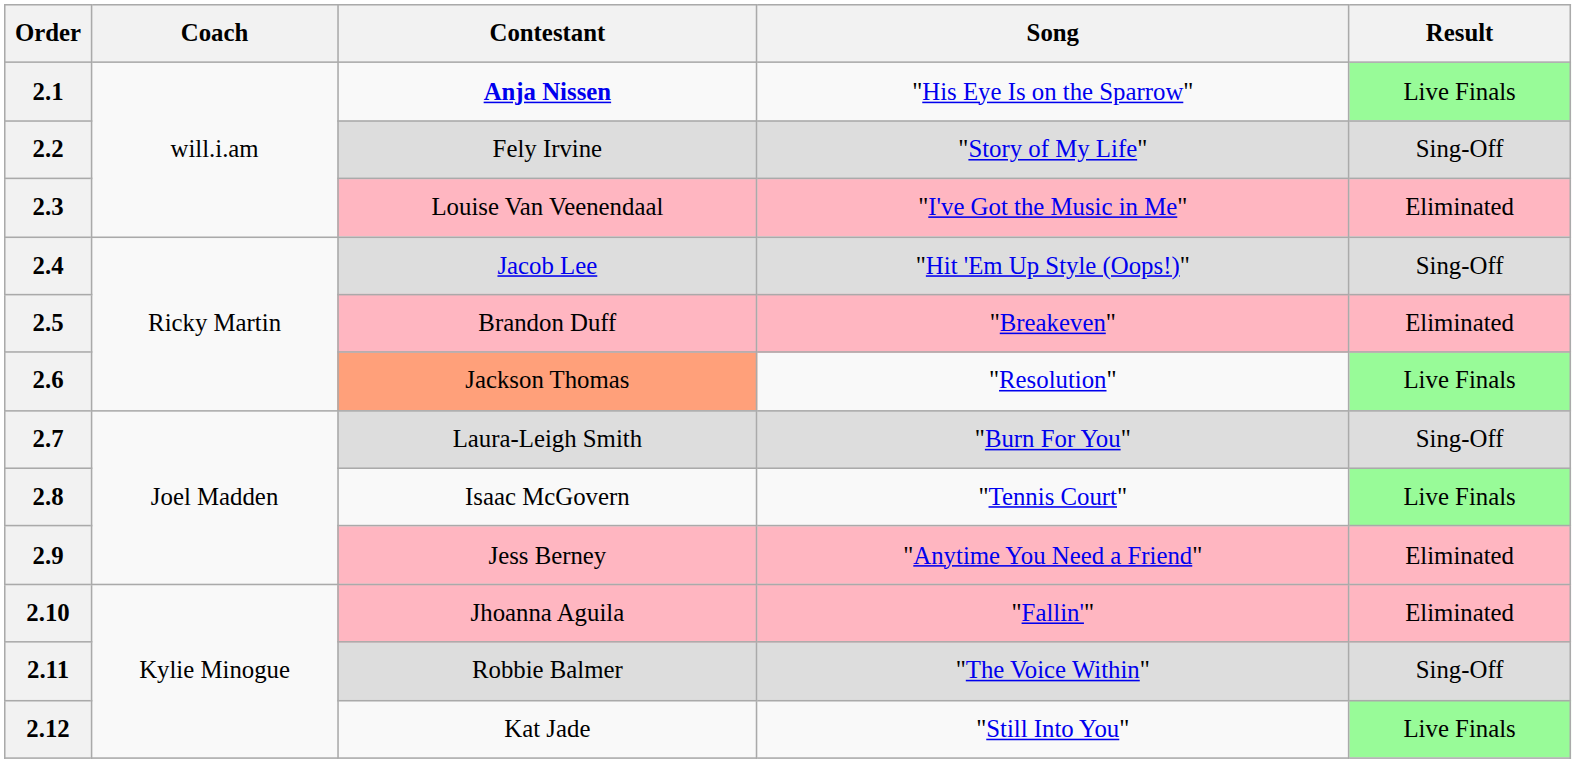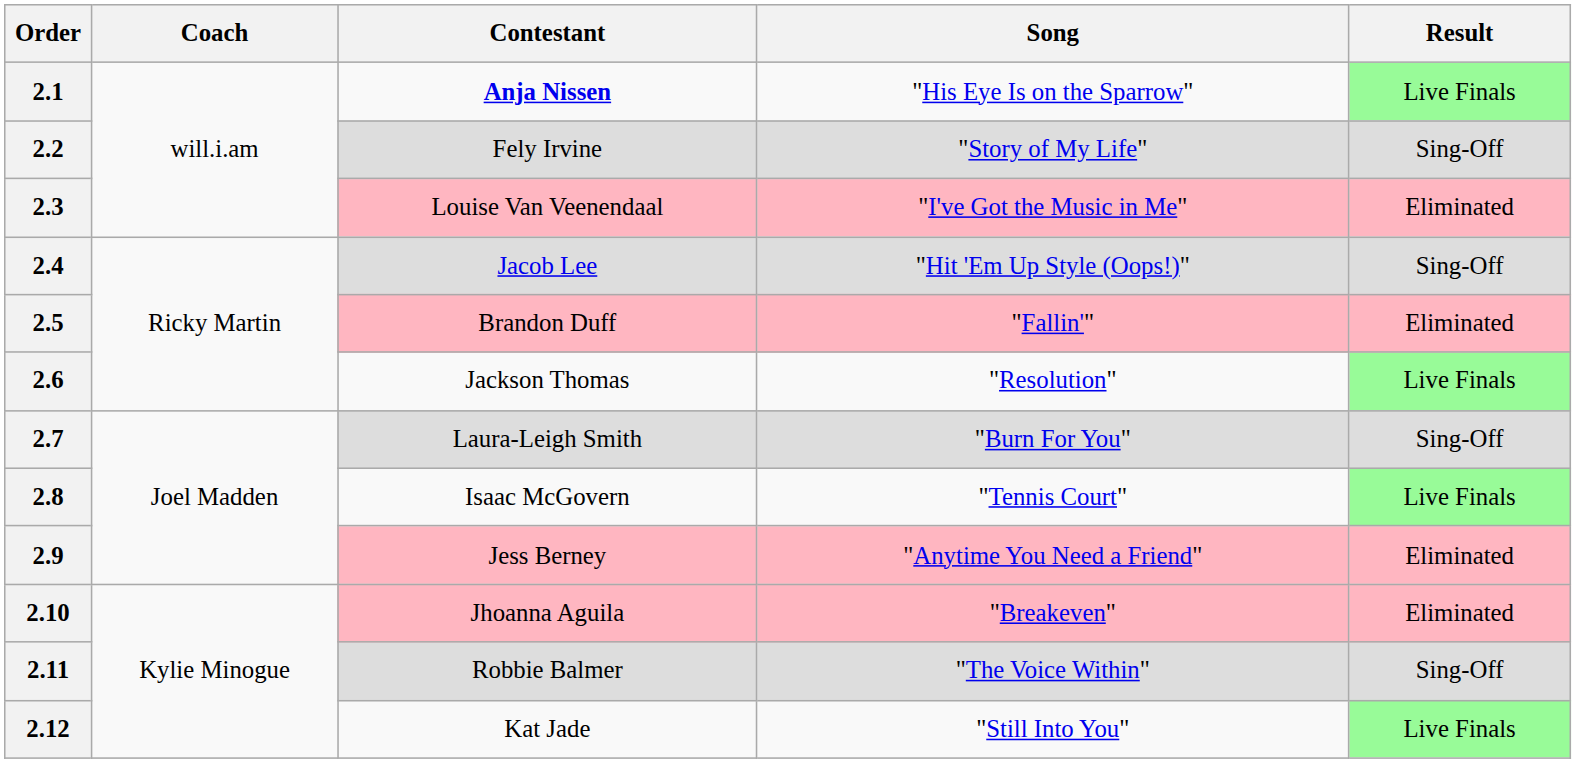(1053, 323) "Breakeven" -> (1053, 323) "Fallin'"
(547, 381) lightsalmon background -> (547, 381) no background
(1053, 612) "Fallin'" -> (1053, 612) "Breakeven"
